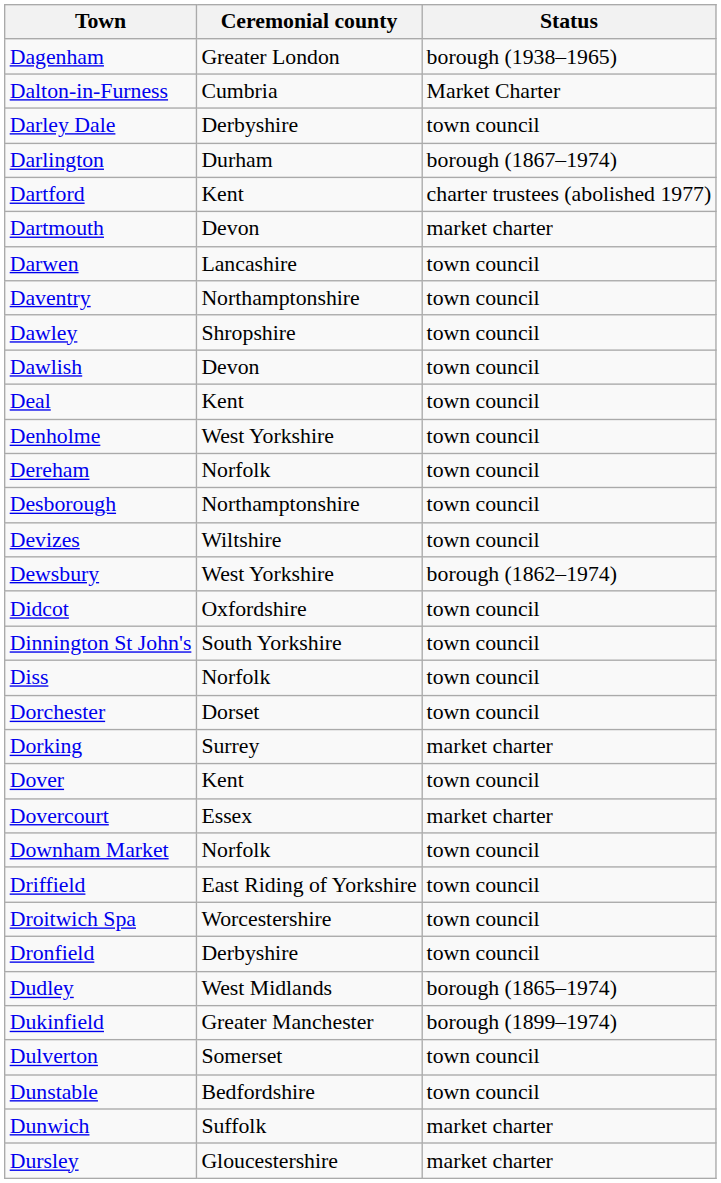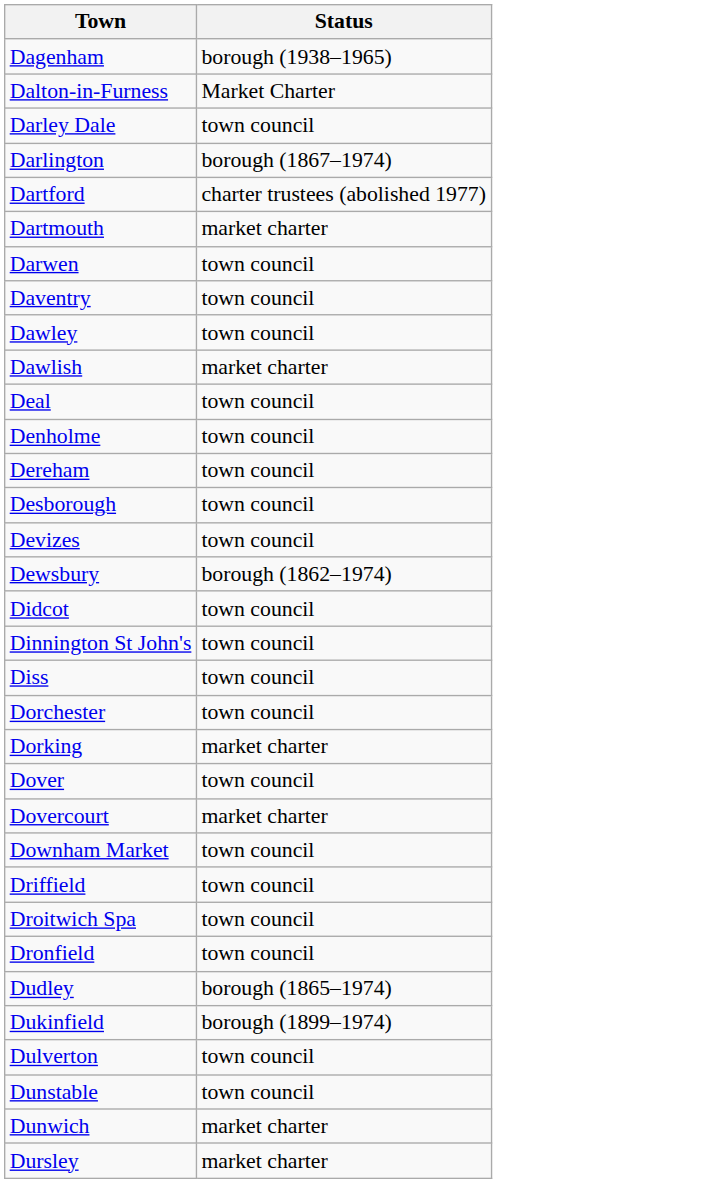- column: (309, 21)
(483, 366) town council -> (265, 366) market charter
